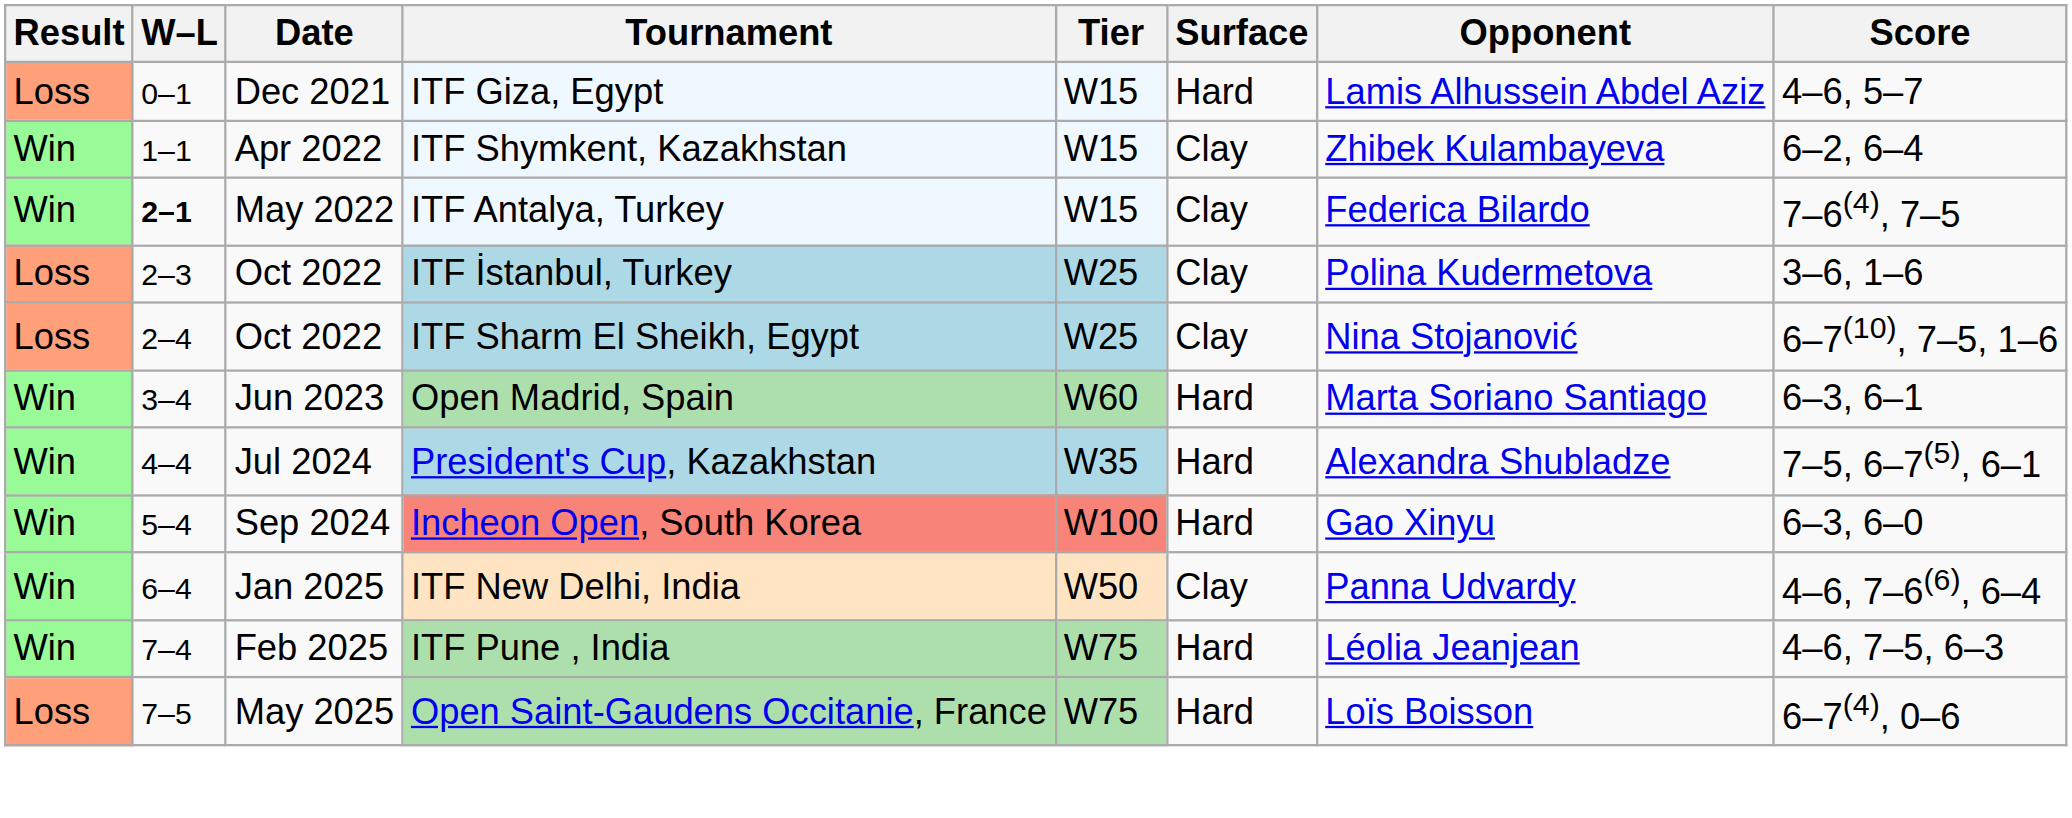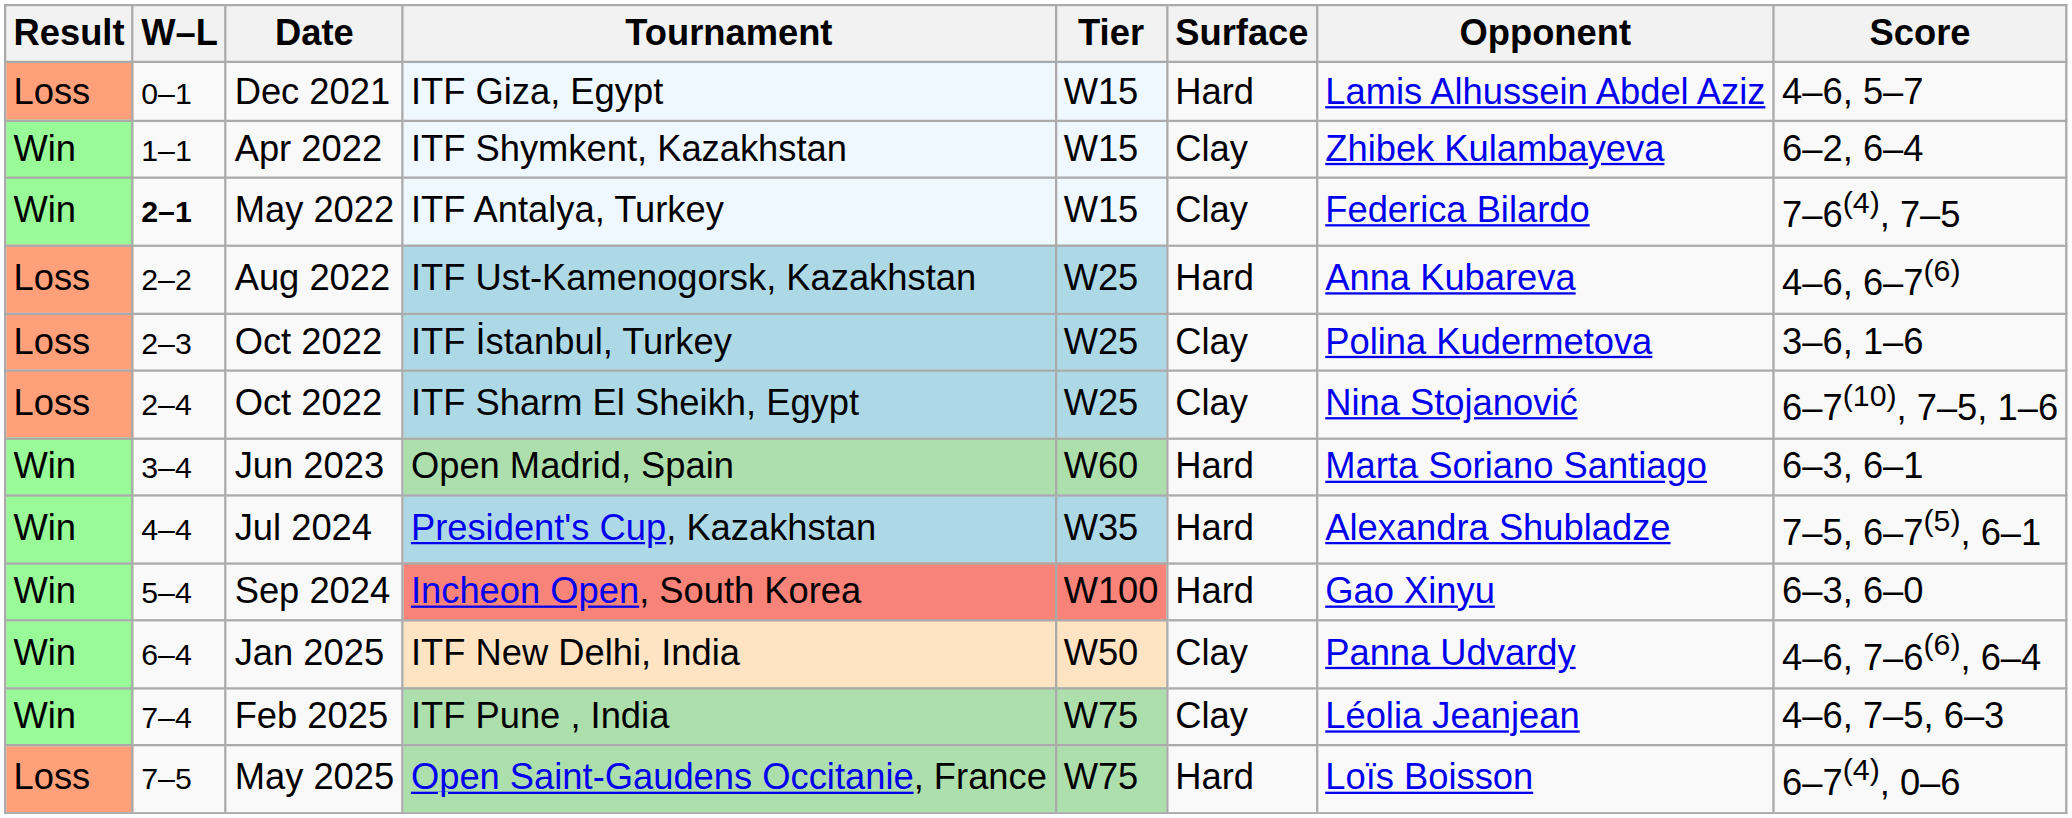+ row: (694, 278)
(1215, 648) Hard -> (1212, 716) Clay
